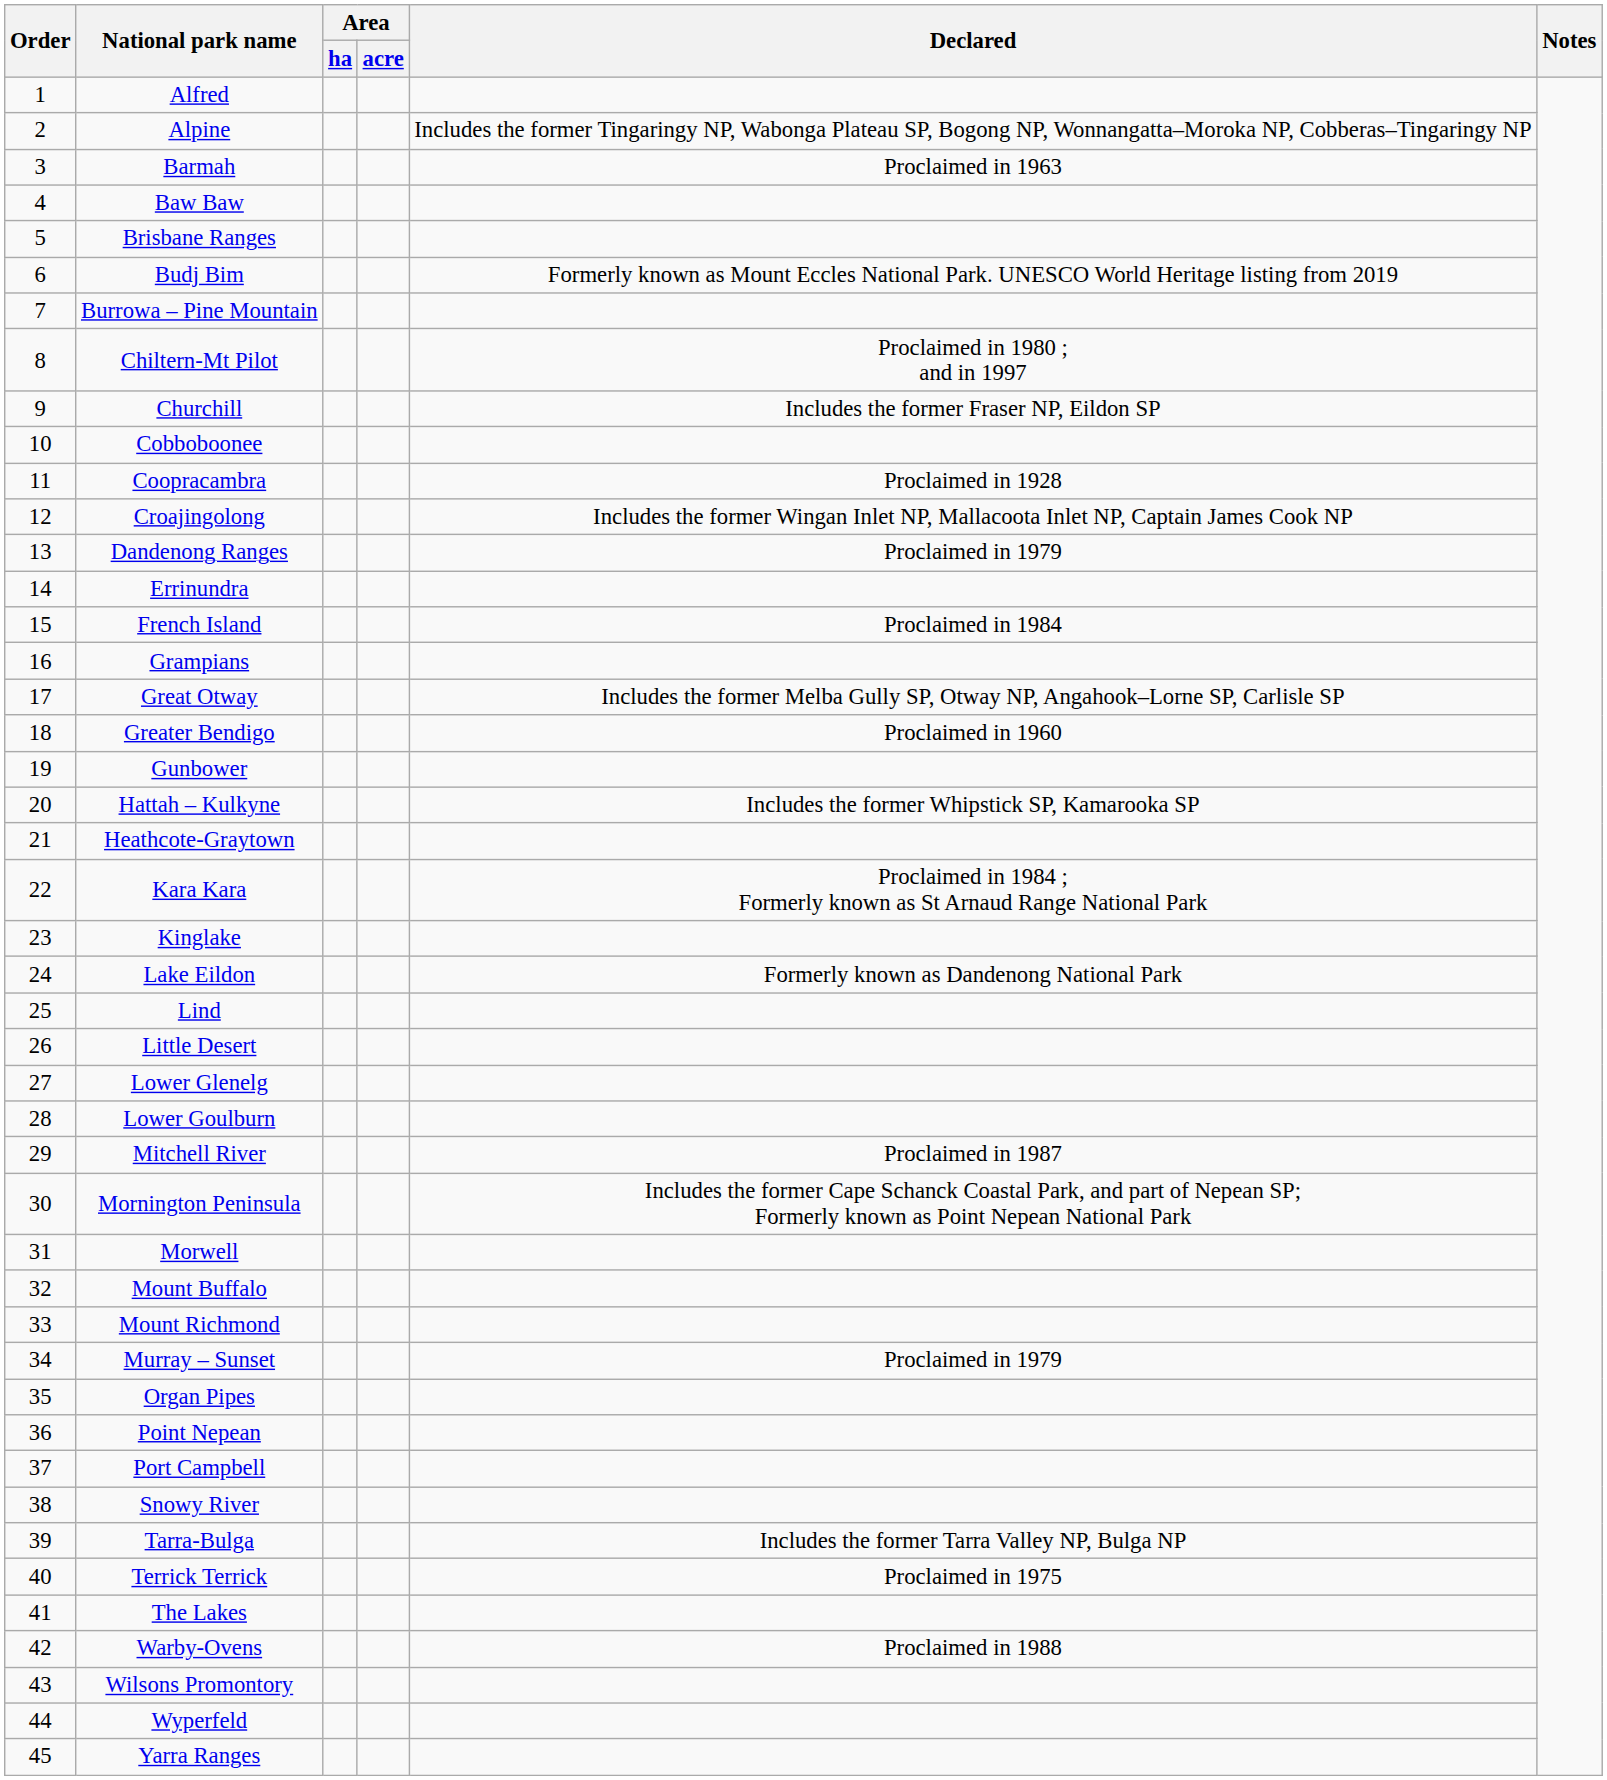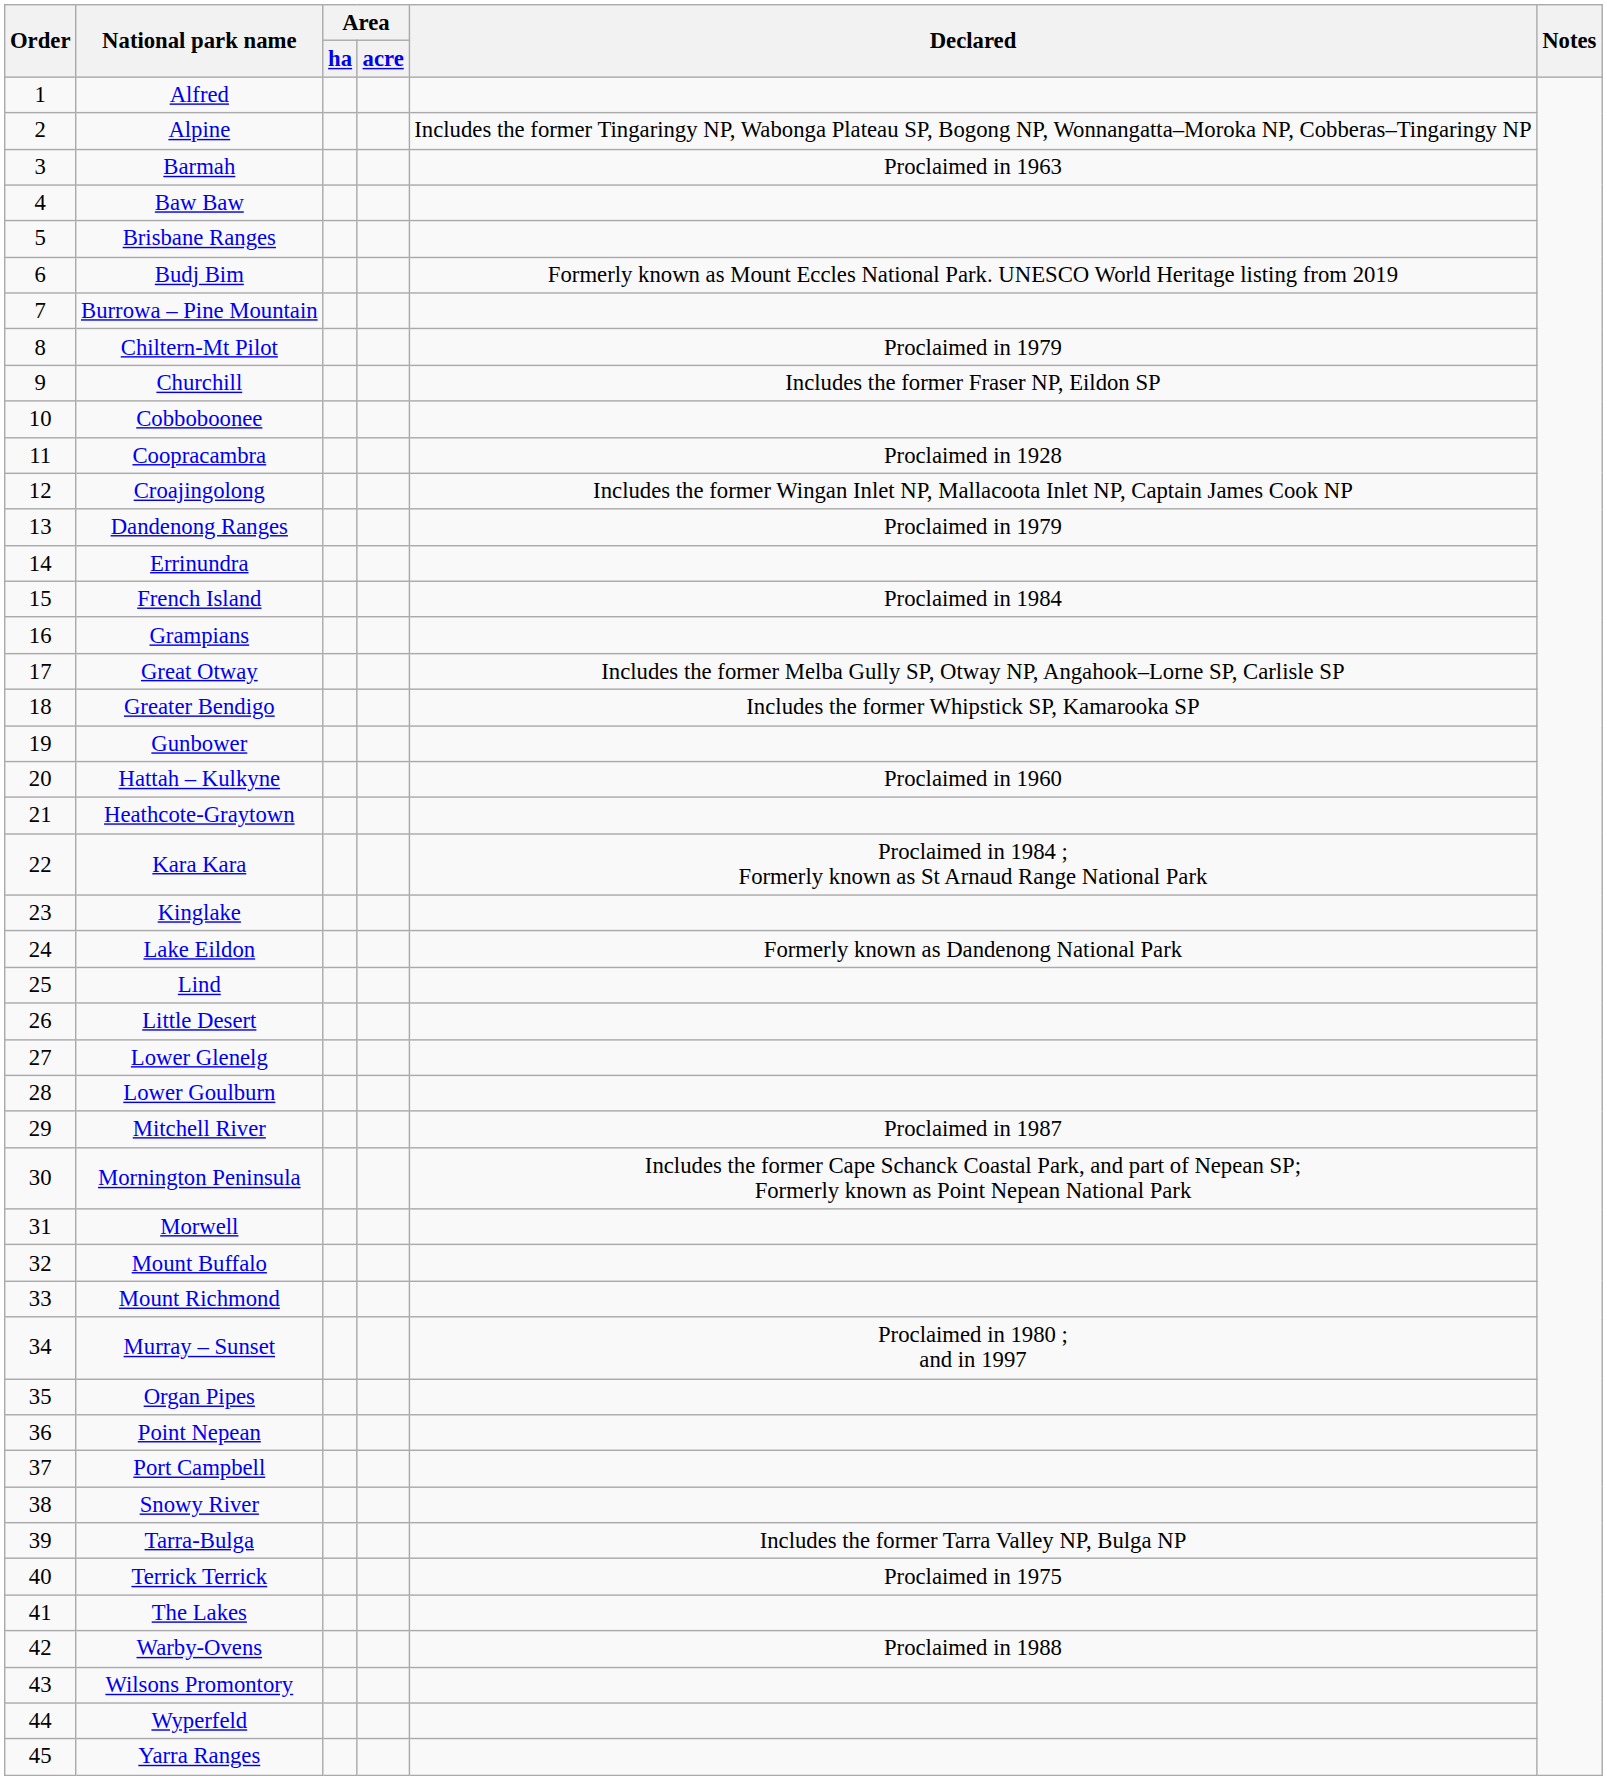(973, 359) Proclaimed in 1980 ; and in 1997 -> (973, 346) Proclaimed in 1979
(973, 732) Proclaimed in 1960 -> (973, 707) Includes the former Whipstick SP, Kamarooka SP
(973, 804) Includes the former Whipstick SP, Kamarooka SP -> (973, 779) Proclaimed in 1960
(973, 1360) Proclaimed in 1979 -> (973, 1347) Proclaimed in 1980 ; and in 1997
